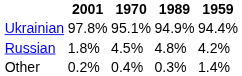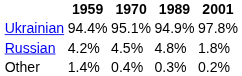columns swapped: (218, 9) <-> (88, 9)
